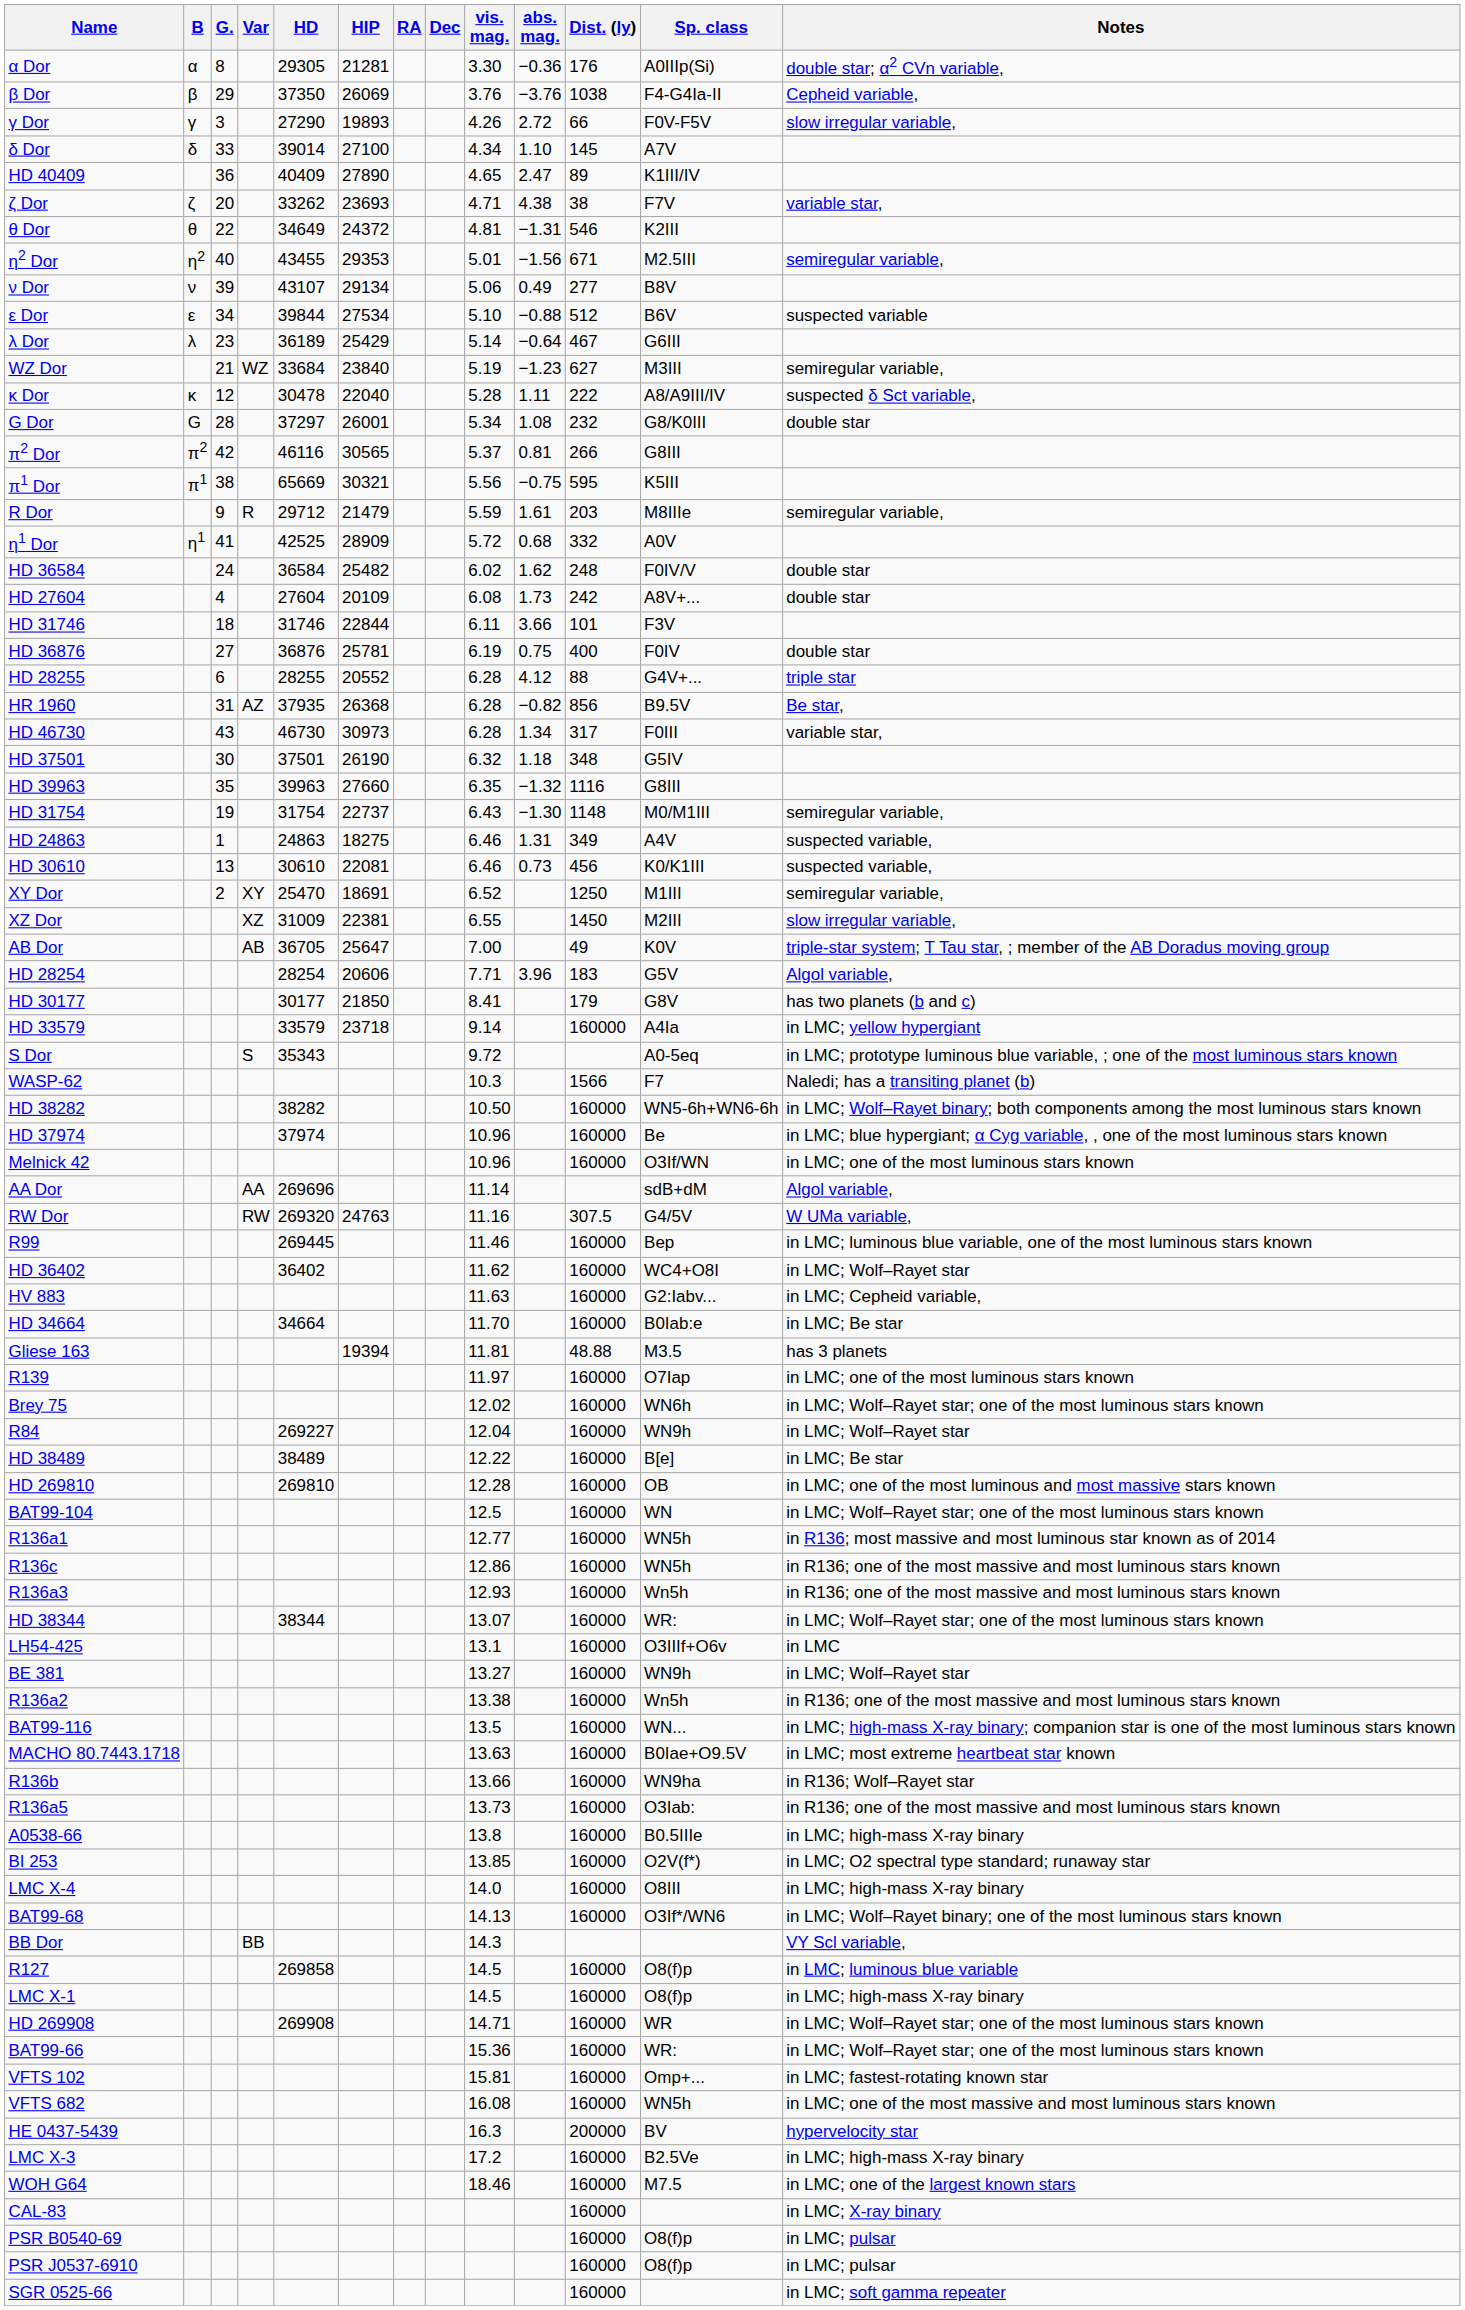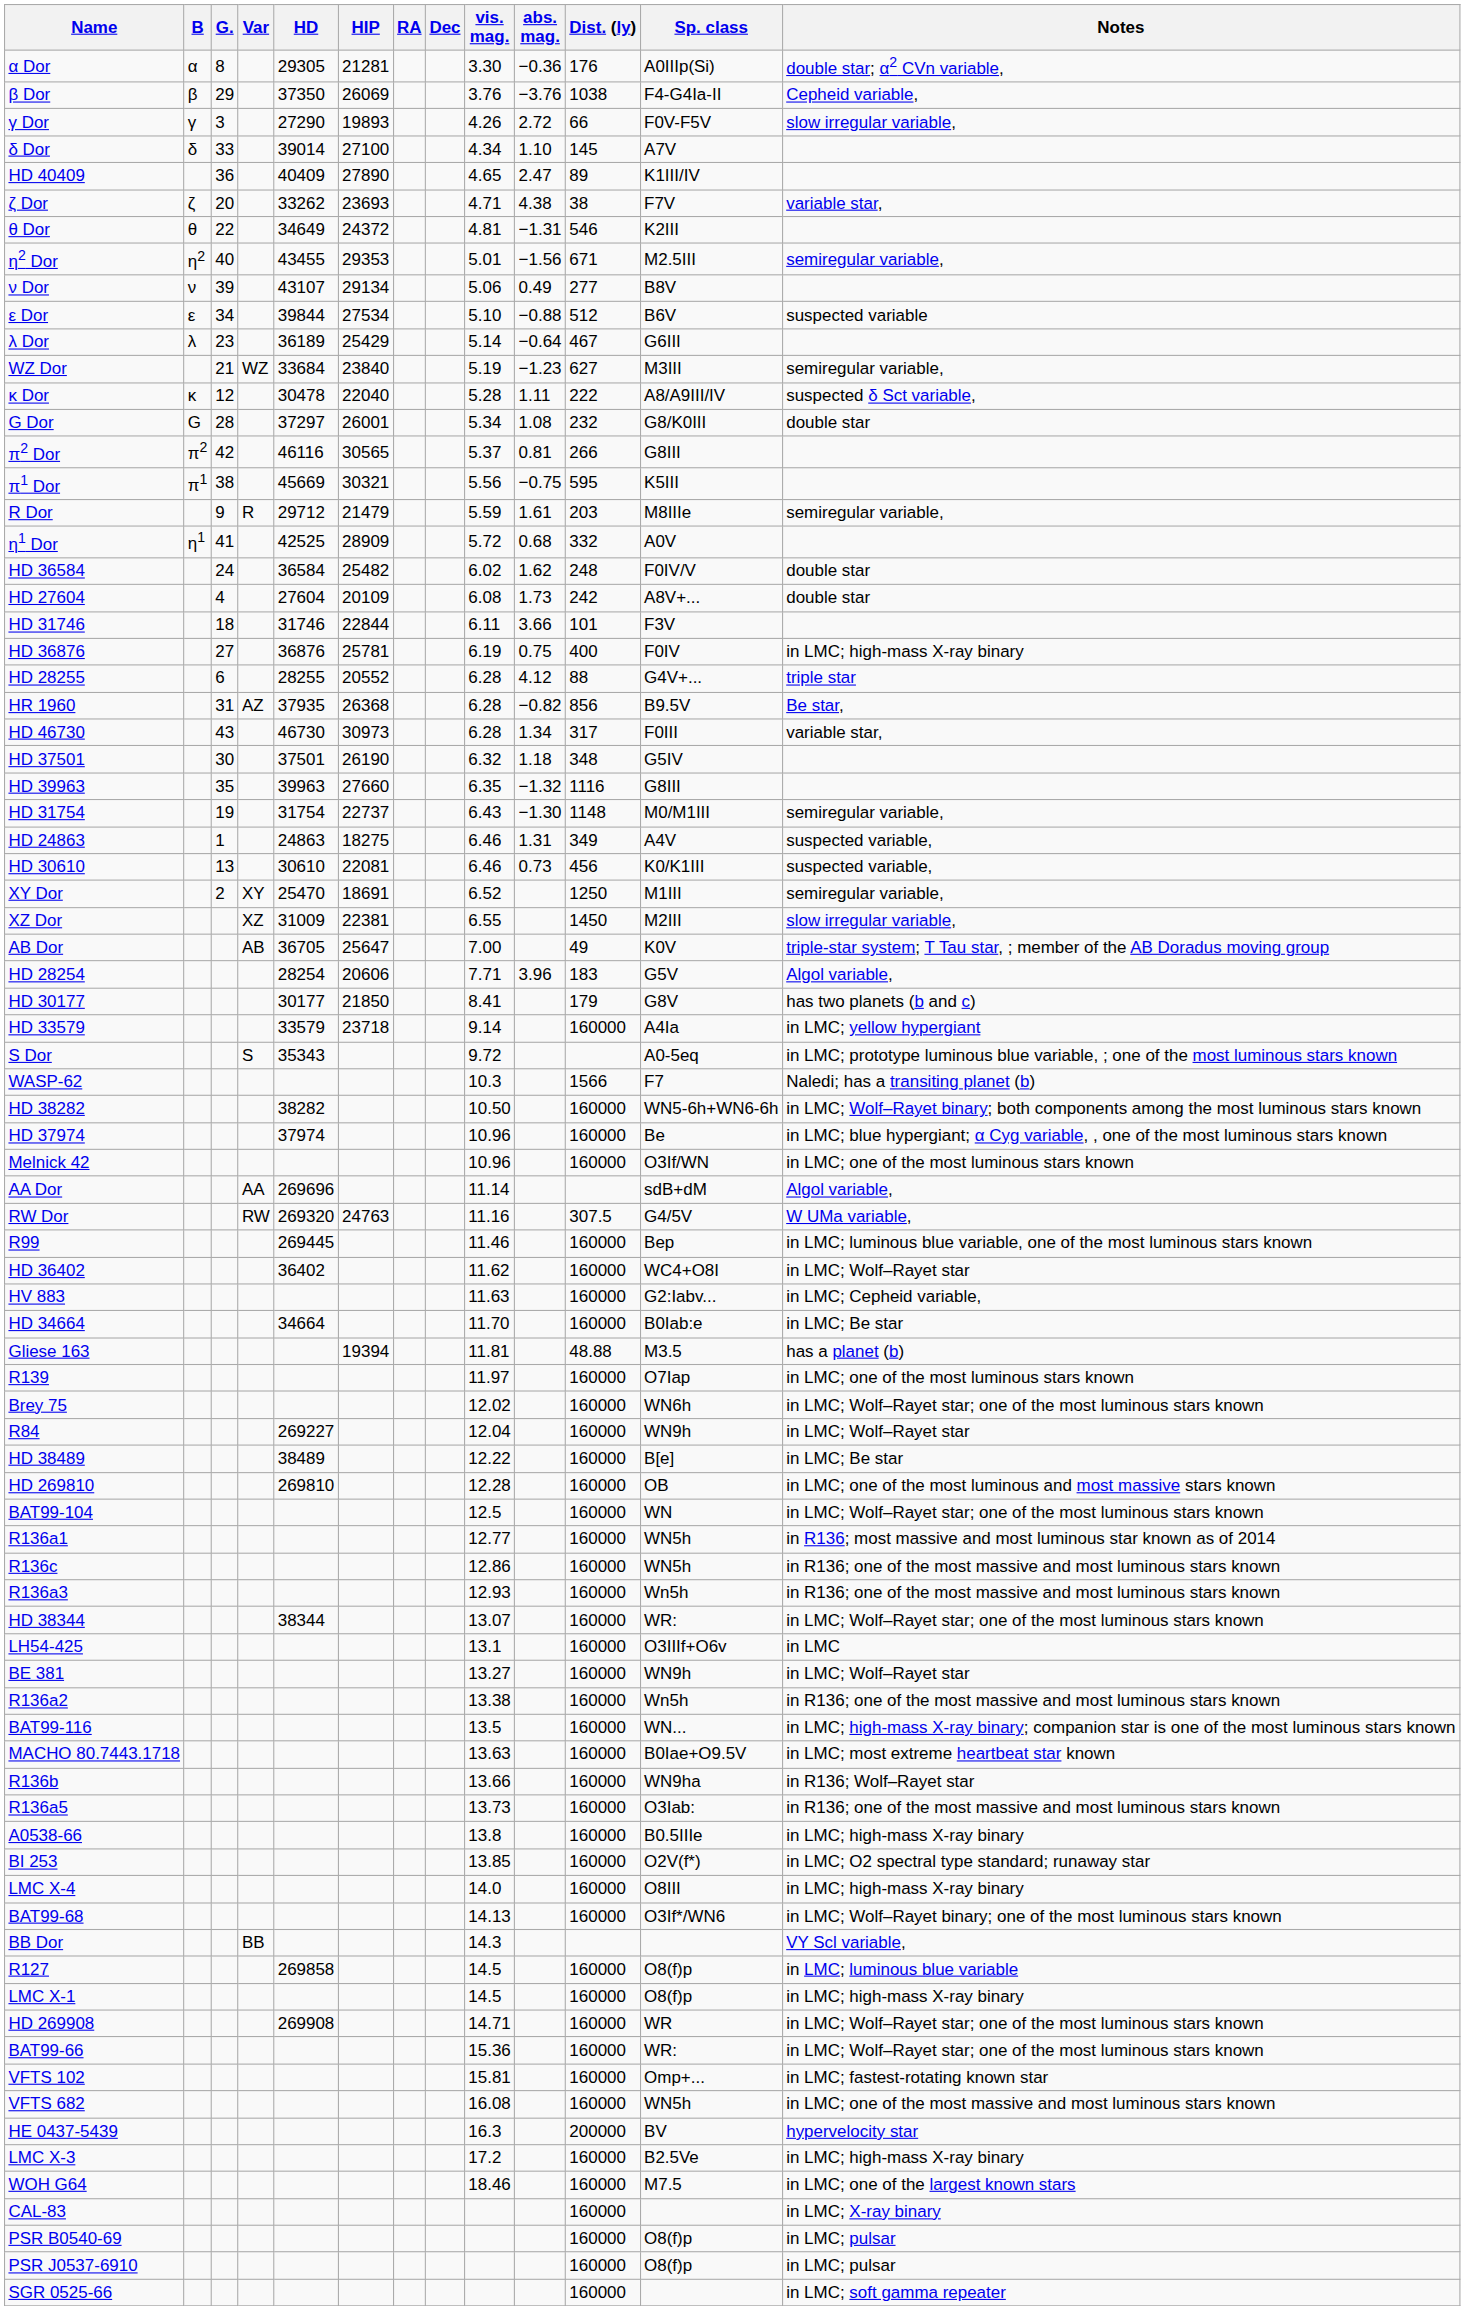(301, 483) 65669 -> (301, 483) 45669
(828, 651) double star -> (905, 651) in LMC; high-mass X-ray binary
(837, 1351) has 3 planets -> (845, 1351) has a planet (b)
